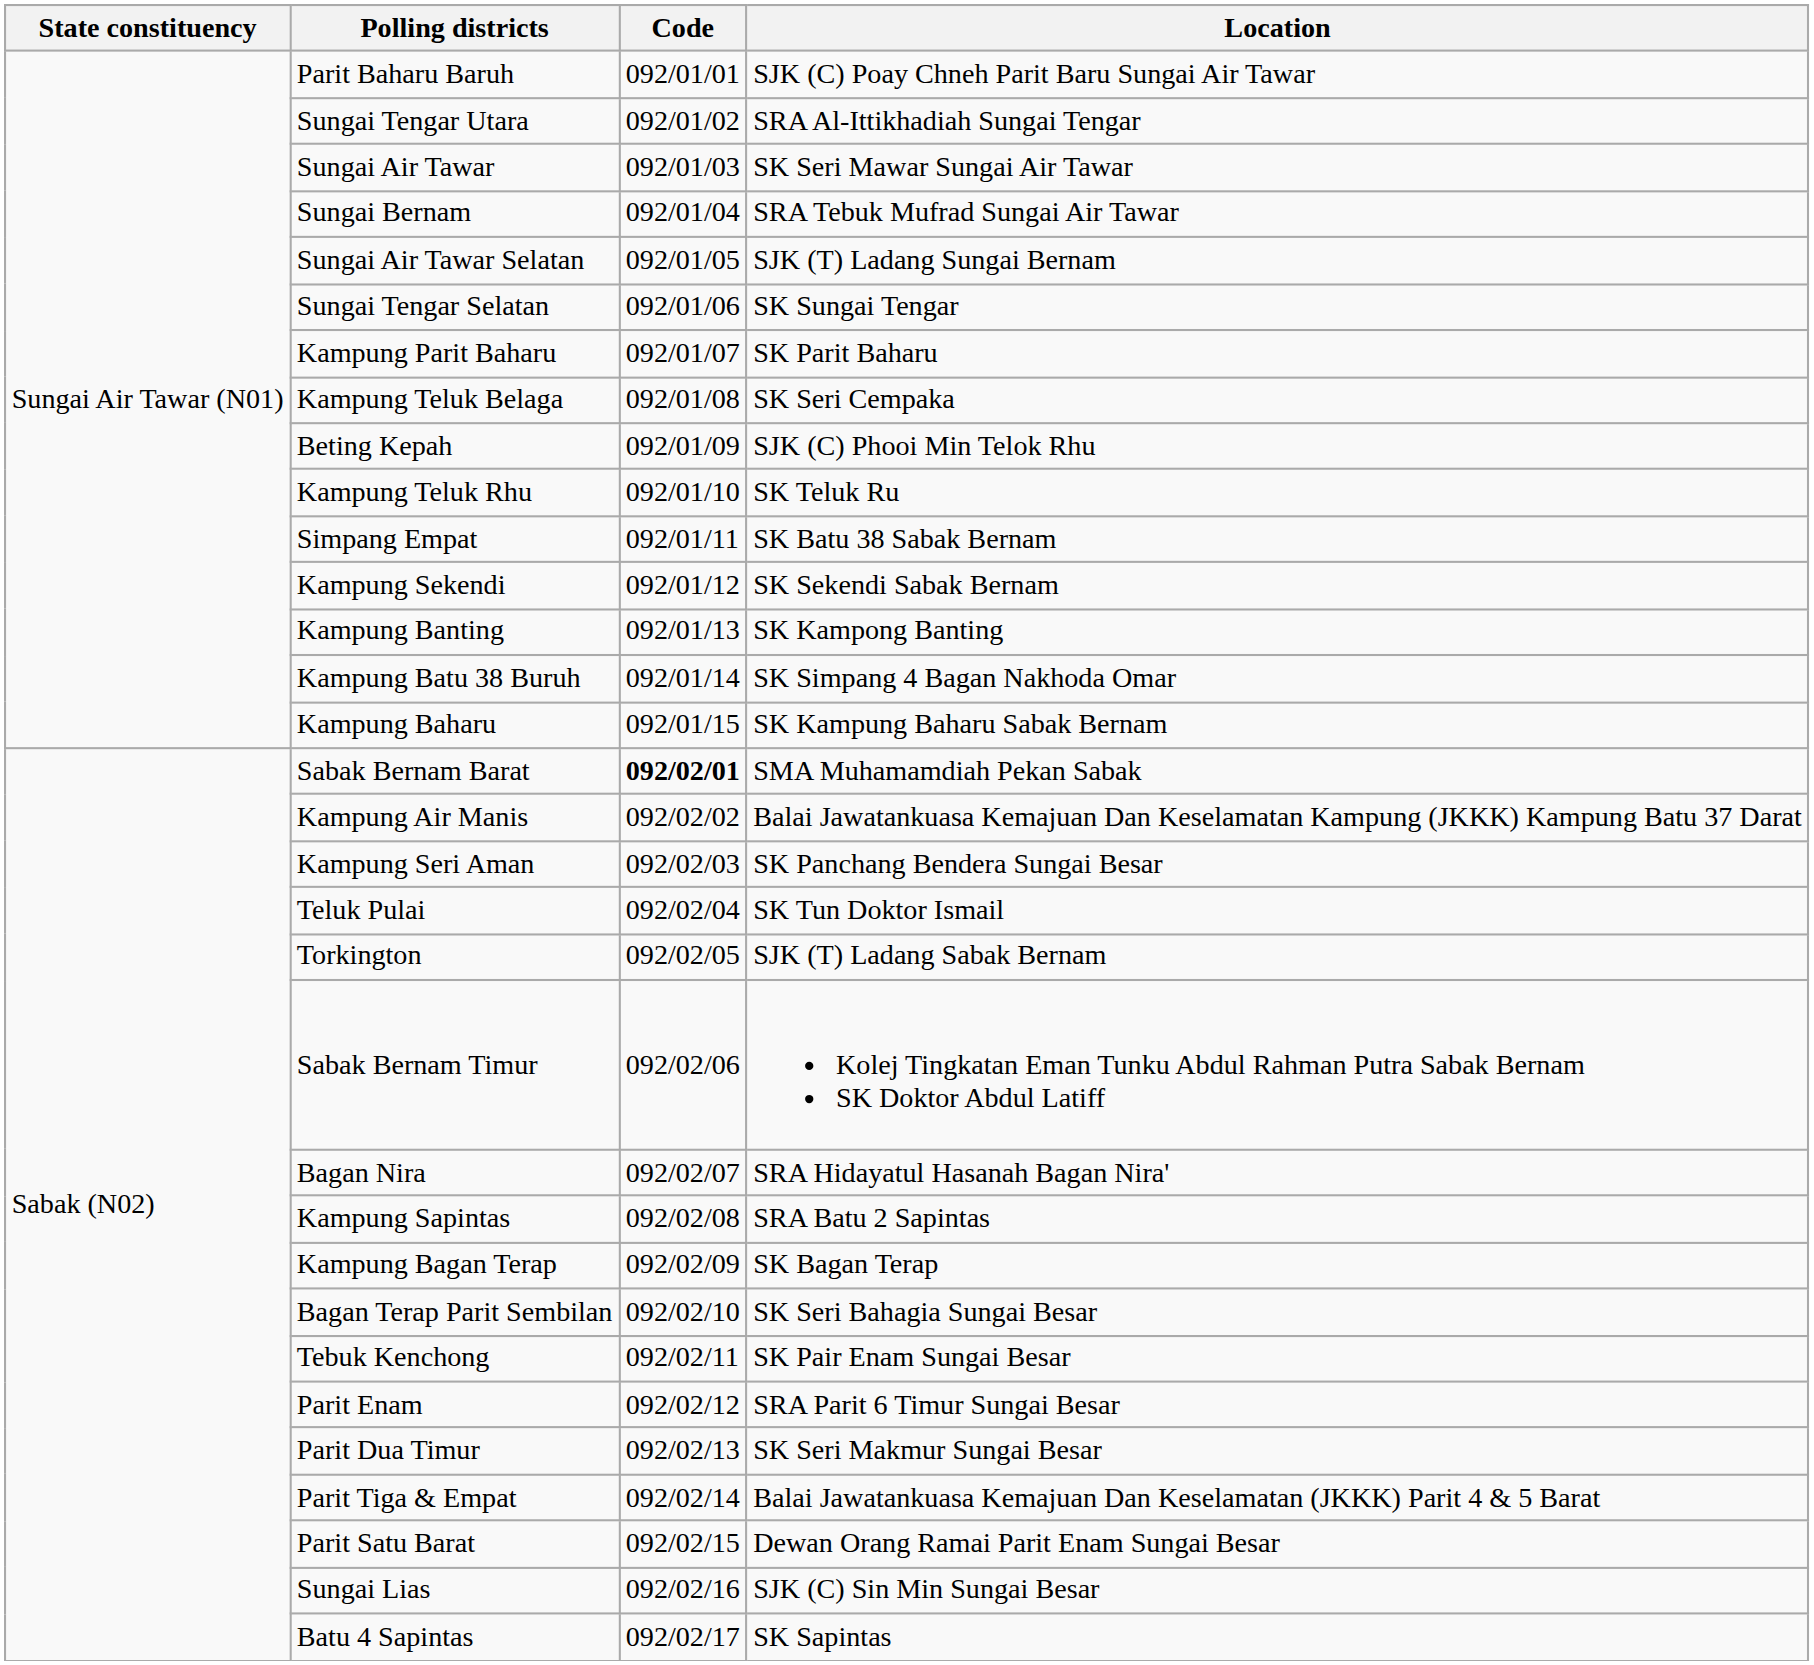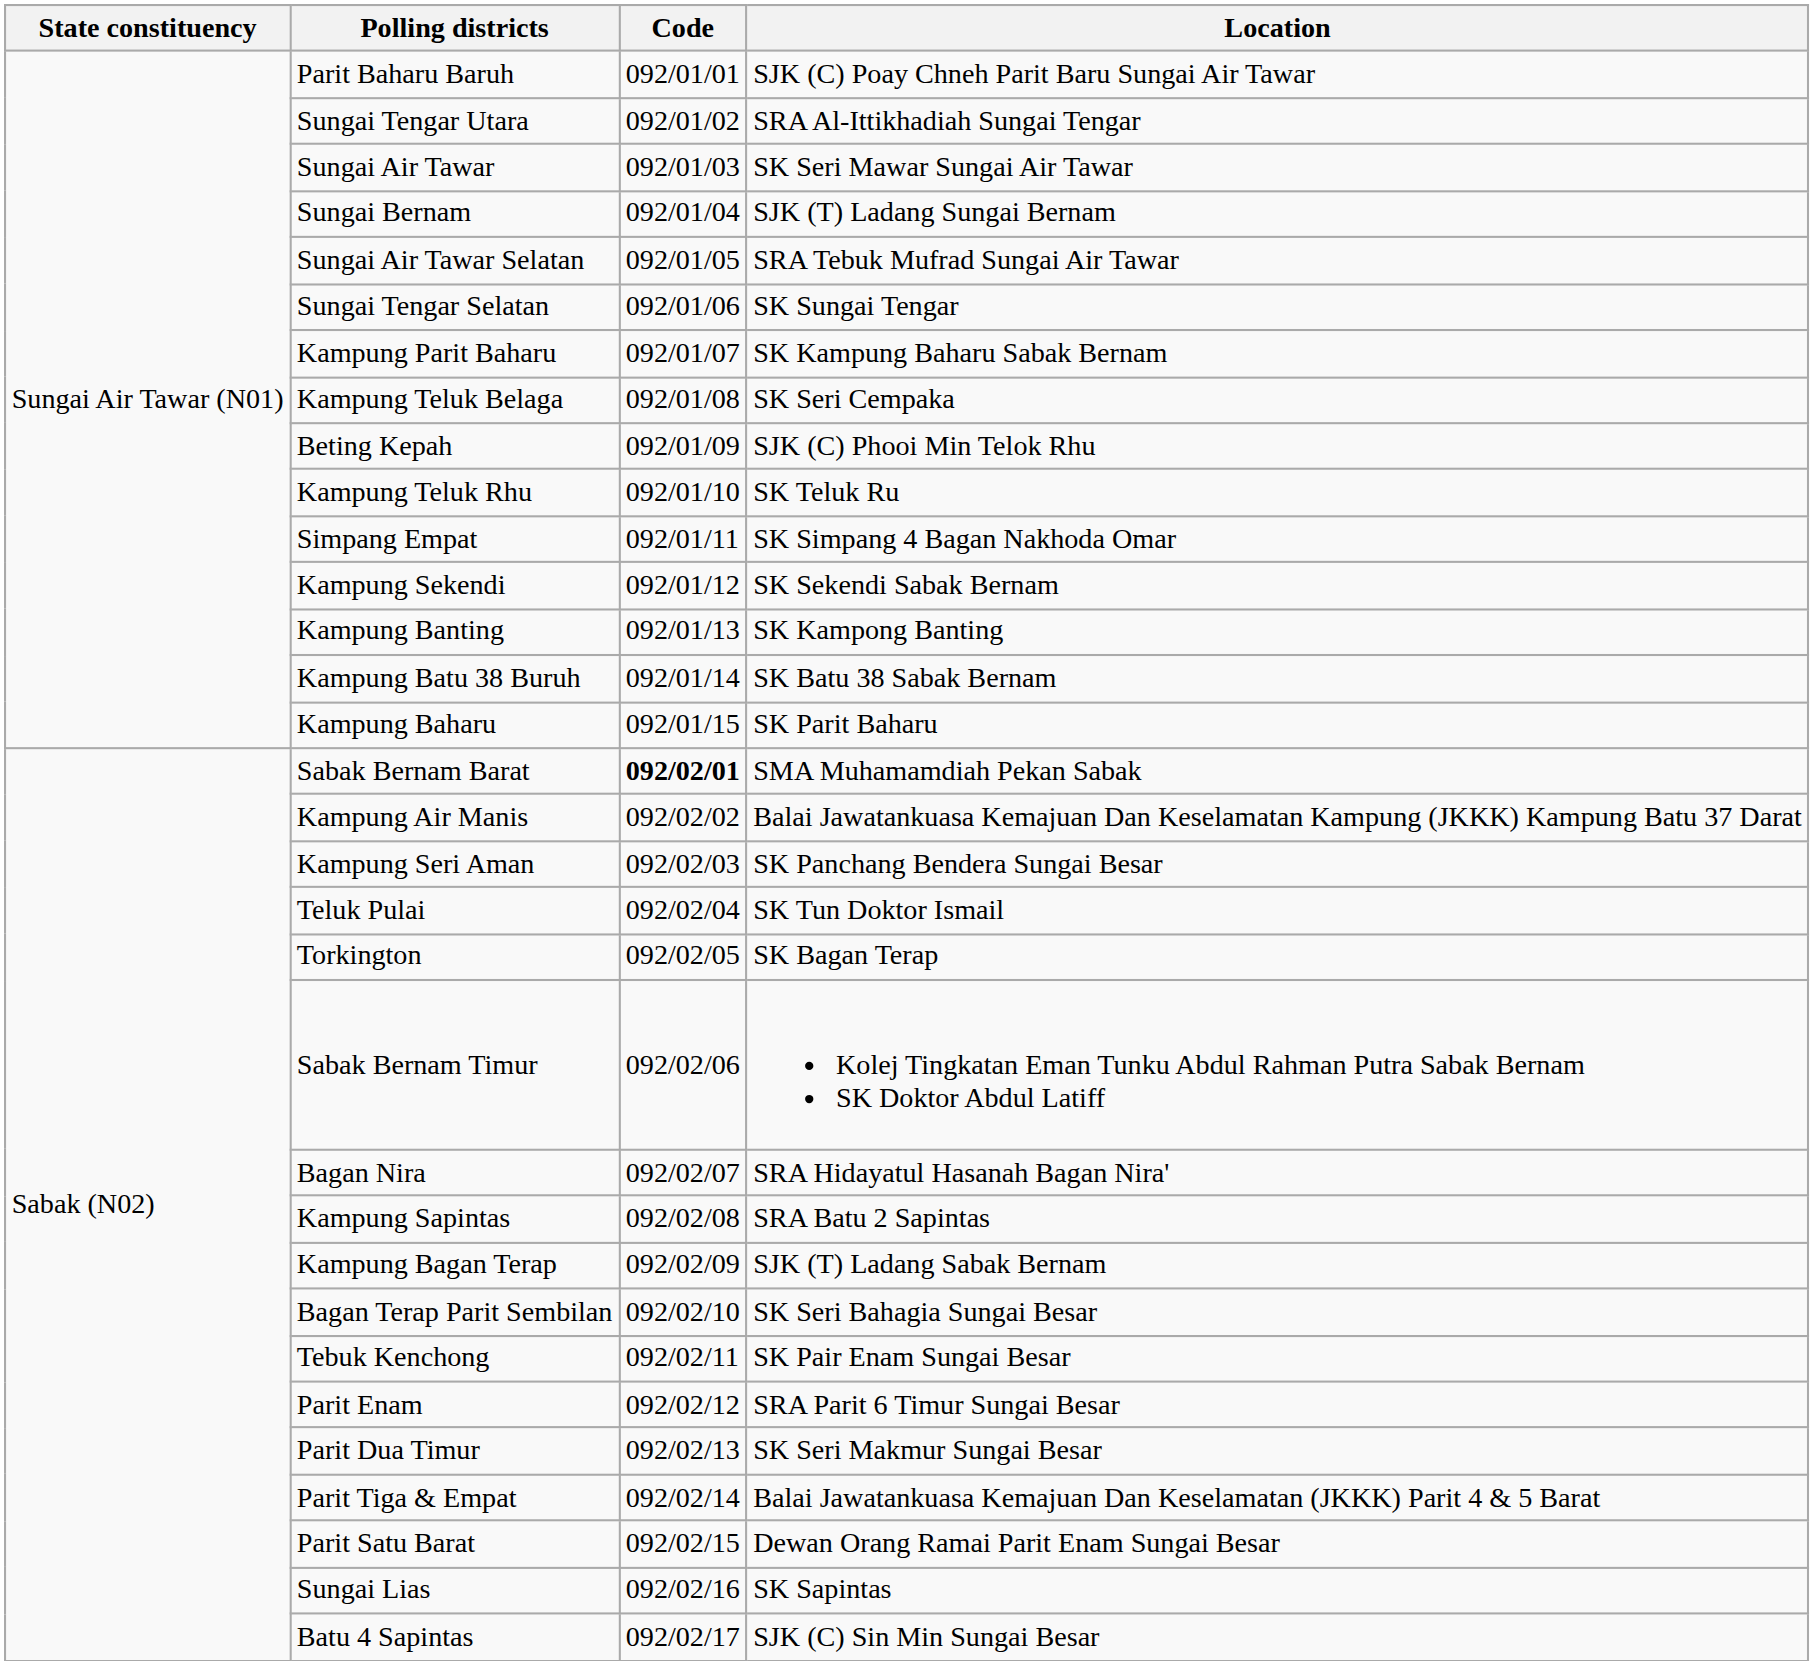(966, 213) SRA Tebuk Mufrad Sungai Air Tawar -> (935, 213) SJK (T) Ladang Sungai Bernam
(935, 259) SJK (T) Ladang Sungai Bernam -> (966, 259) SRA Tebuk Mufrad Sungai Air Tawar
(845, 352) SK Parit Baharu -> (960, 352) SK Kampung Baharu Sabak Bernam
(905, 538) SK Batu 38 Sabak Bernam -> (965, 538) SK Simpang 4 Bagan Nakhoda Omar
(965, 677) SK Simpang 4 Bagan Nakhoda Omar -> (905, 677) SK Batu 38 Sabak Bernam
(960, 724) SK Kampung Baharu Sabak Bernam -> (845, 724) SK Parit Baharu
(930, 956) SJK (T) Ladang Sabak Bernam -> (846, 956) SK Bagan Terap
(846, 1264) SK Bagan Terap -> (930, 1264) SJK (T) Ladang Sabak Bernam
(926, 1589) SJK (C) Sin Min Sungai Besar -> (822, 1589) SK Sapintas
(822, 1636) SK Sapintas -> (926, 1636) SJK (C) Sin Min Sungai Besar
